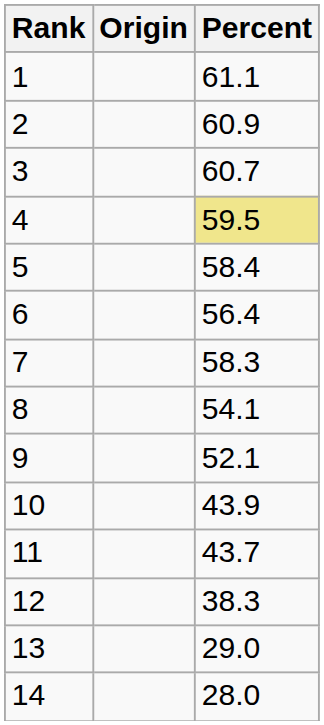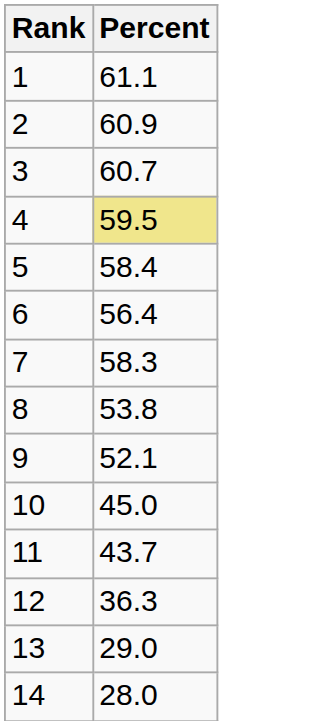- column: (144, 28)
(231, 409) 54.1 -> (129, 409) 53.8
(231, 505) 43.9 -> (129, 505) 45.0
(231, 600) 38.3 -> (129, 600) 36.3
